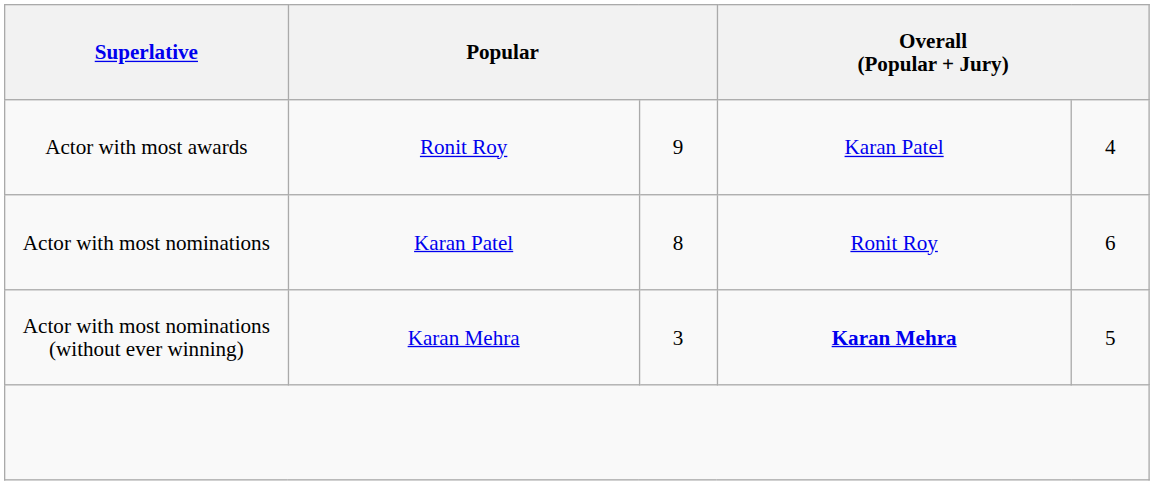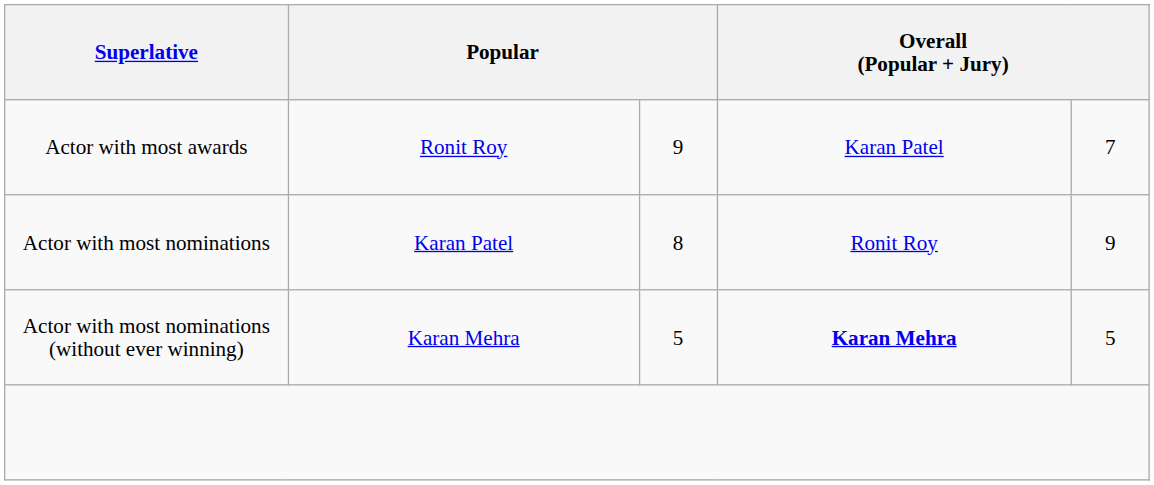(1110, 147) 4 -> (1110, 147) 7
(1110, 242) 6 -> (1110, 242) 9
(678, 337) 3 -> (678, 337) 5
